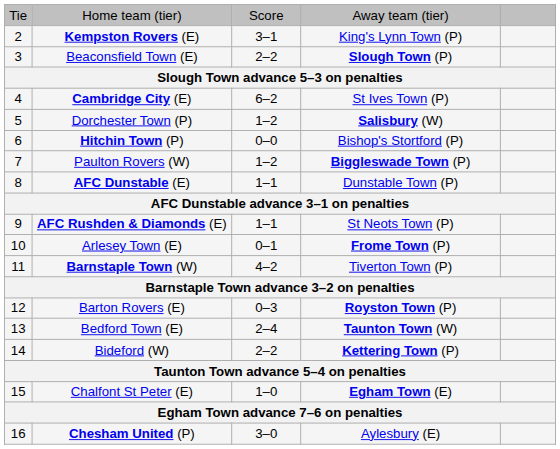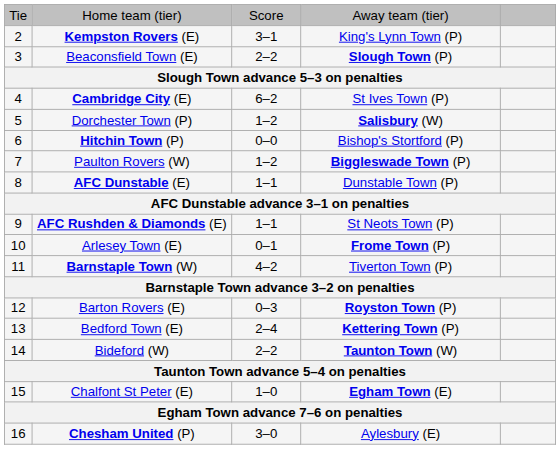(401, 329) Taunton Town (W) -> (401, 329) Kettering Town (P)
(401, 350) Kettering Town (P) -> (401, 350) Taunton Town (W)
